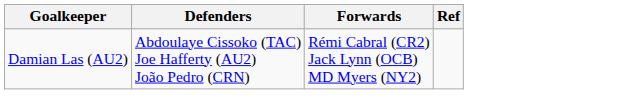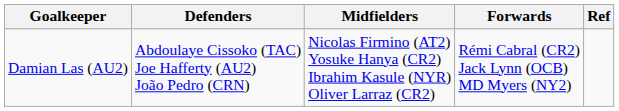+ column: (380, 16)
